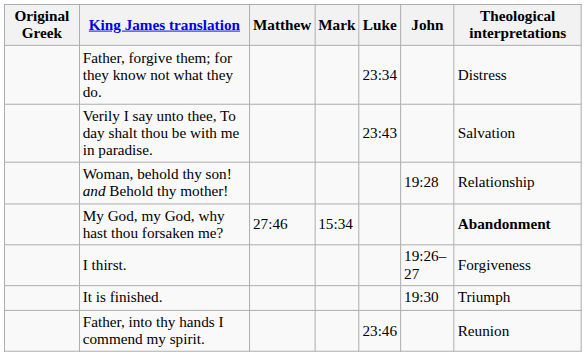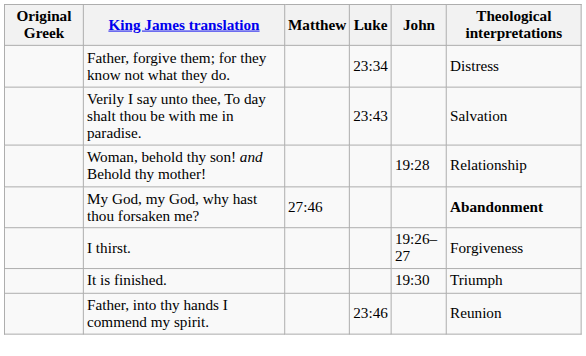- column: (337, 25)
